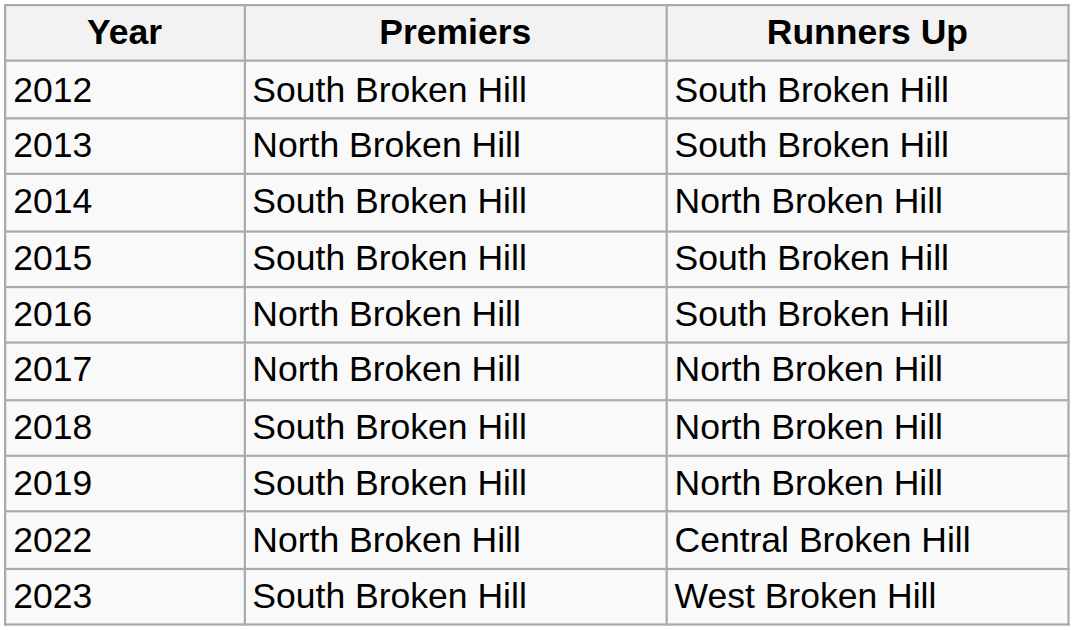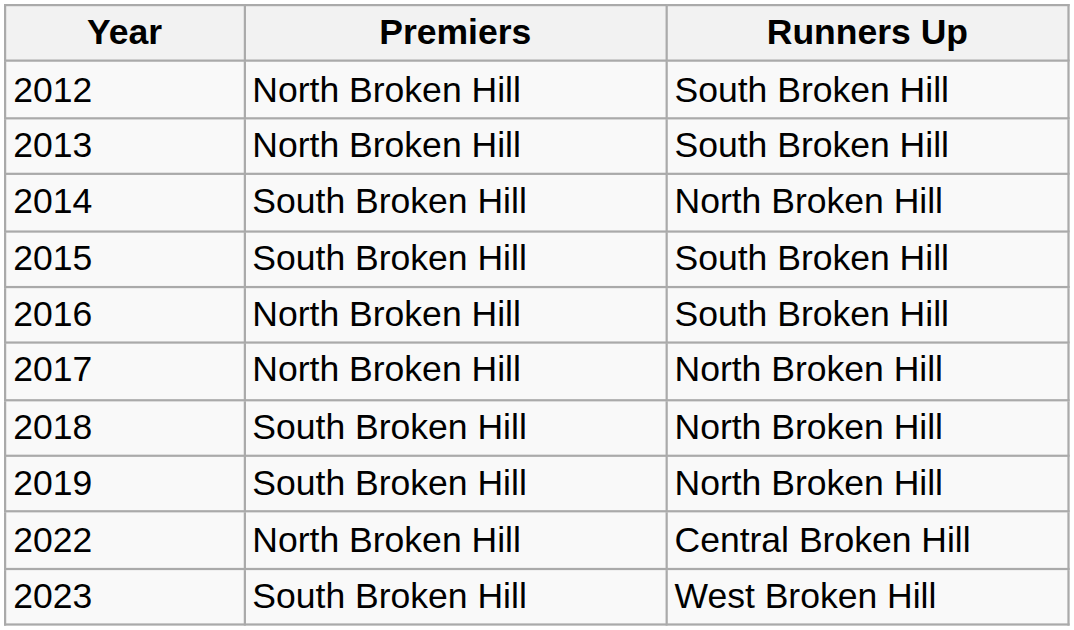(390, 88) South Broken Hill -> (387, 88) North Broken Hill
